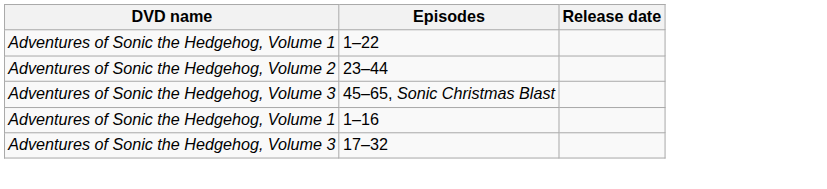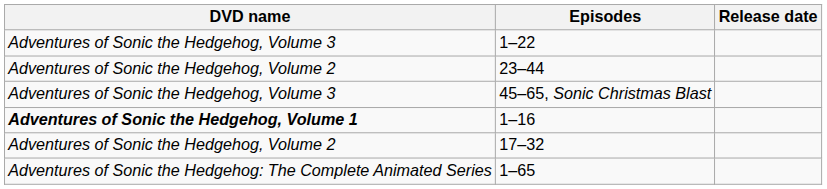(172, 42) Adventures of Sonic the Hedgehog, Volume 1 -> (172, 42) Adventures of Sonic the Hedgehog, Volume 3
(172, 119) normal -> (183, 119) bold
(172, 145) Adventures of Sonic the Hedgehog, Volume 3 -> (172, 145) Adventures of Sonic the Hedgehog, Volume 2
+ row: (517, 171)
